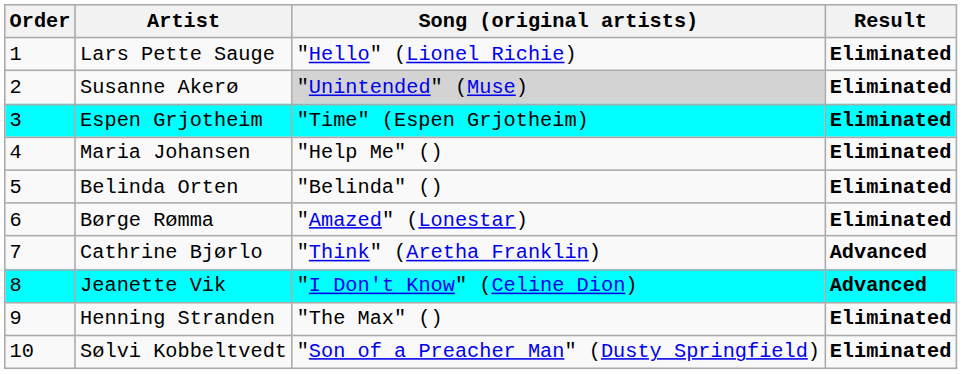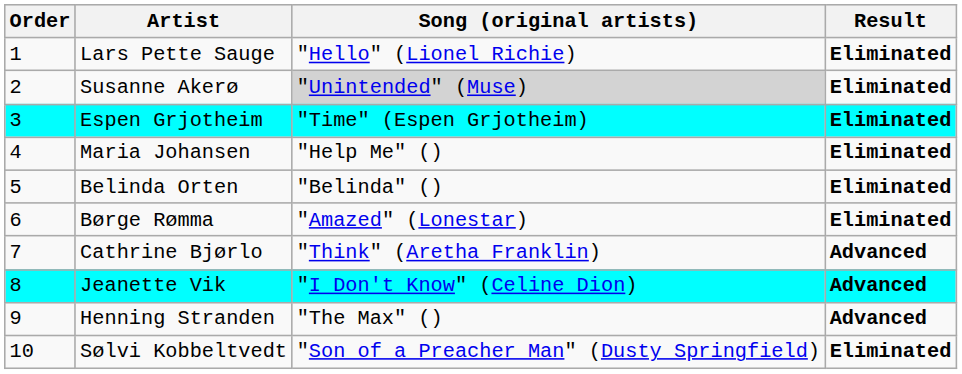(891, 319) Eliminated -> (878, 319) Advanced
